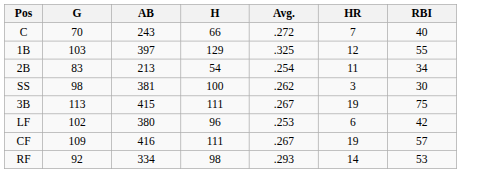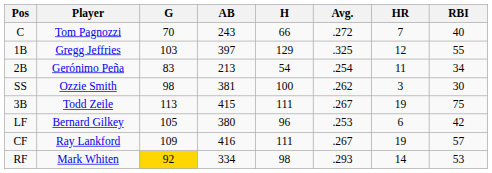+ column: (88, 13)
(77, 123) 102 -> (169, 123) 105
(77, 159) no background -> (169, 159) gold background
